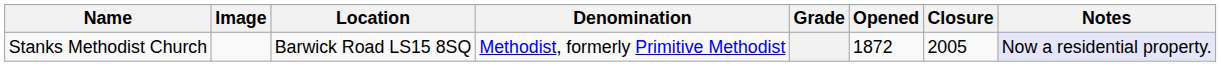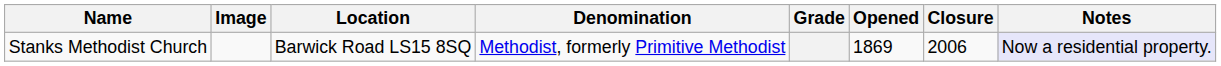(873, 46) 1872 -> (873, 46) 1869
(947, 46) 2005 -> (947, 46) 2006
